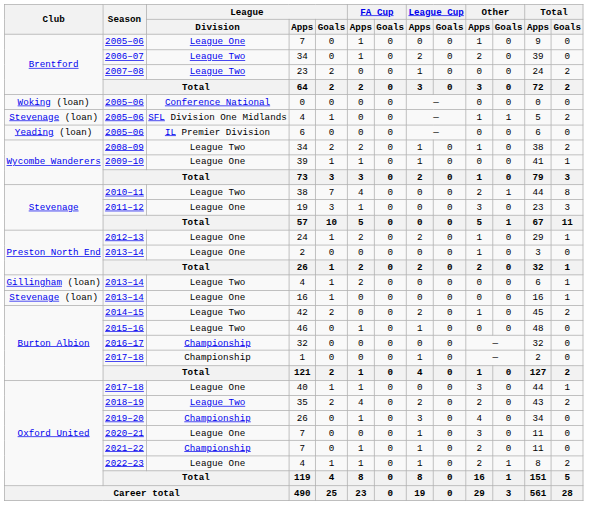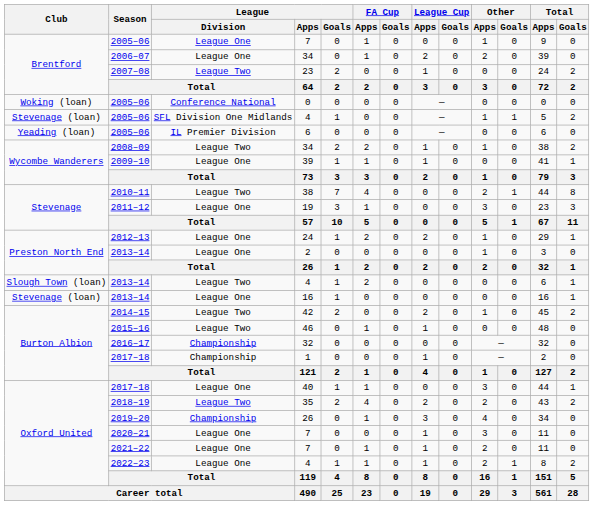(218, 57) League Two -> (223, 57) League One
(54, 283) Gillingham (loan) -> (56, 283) Slough Town (loan)
(218, 448) Championship -> (223, 448) League One
